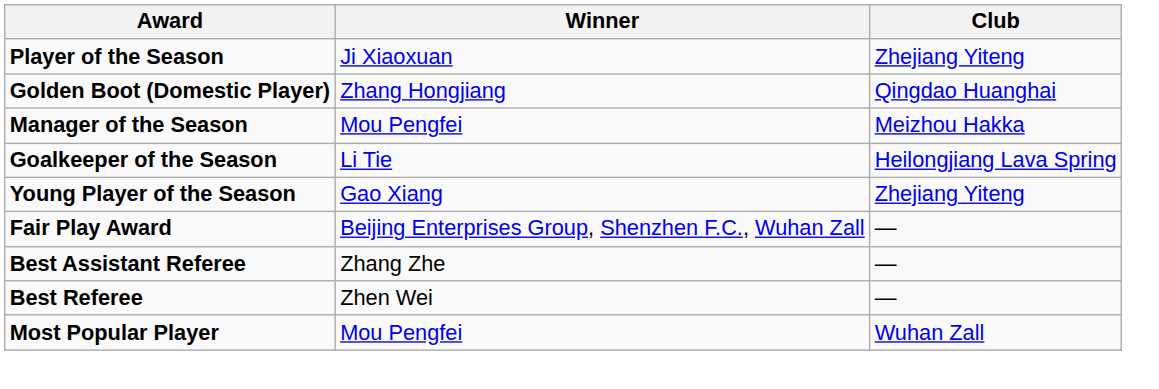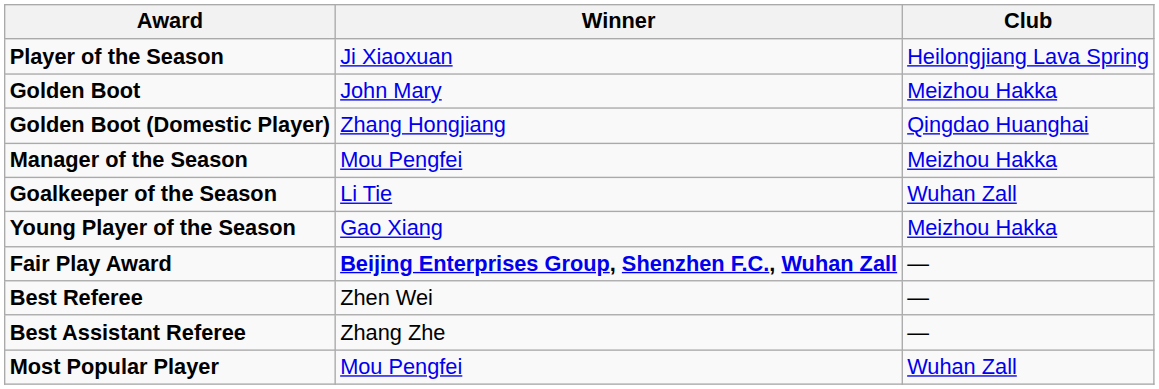(950, 56) Zhejiang Yiteng -> (1028, 56) Heilongjiang Lava Spring
+ row: (75, 90)
(996, 159) Heilongjiang Lava Spring -> (962, 194) Wuhan Zall
(950, 194) Zhejiang Yiteng -> (982, 228) Meizhou Hakka
(602, 228) normal -> (619, 263) bold
rows swapped: (76, 297) <-> (128, 263)
